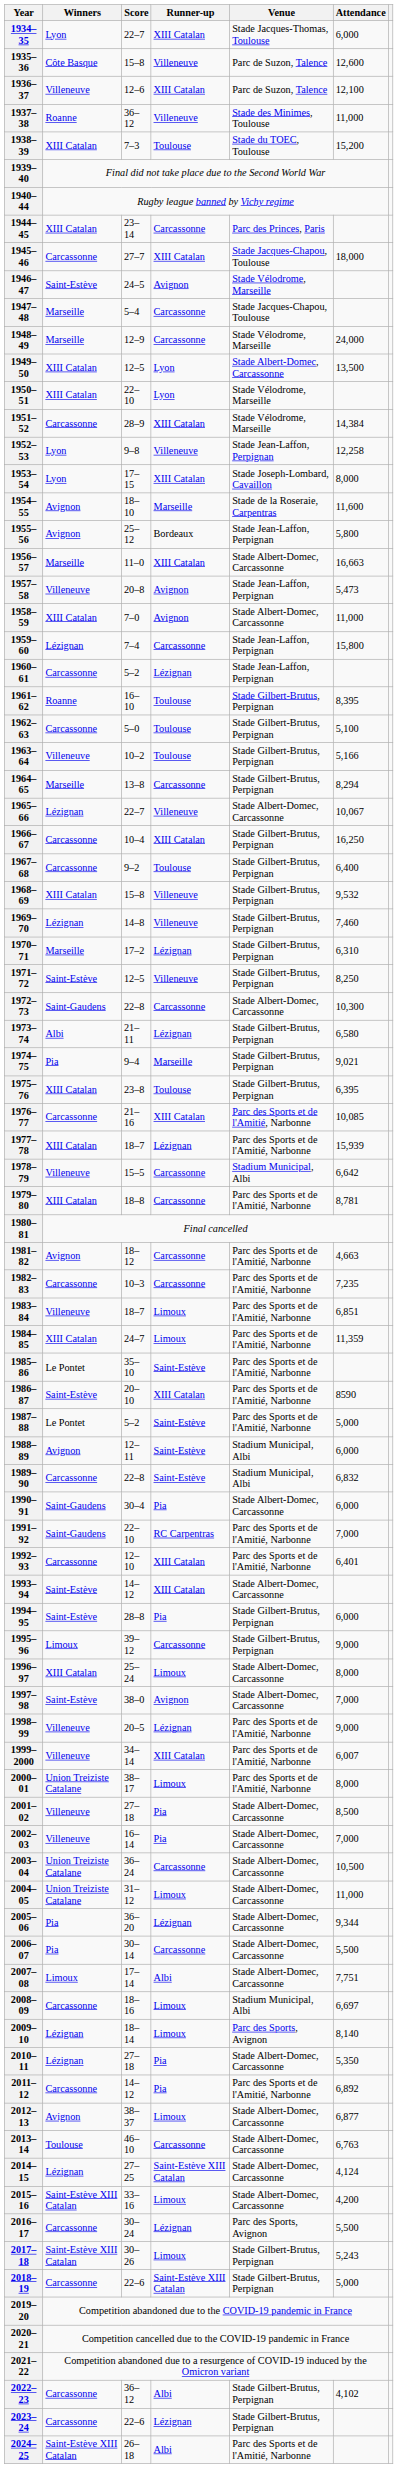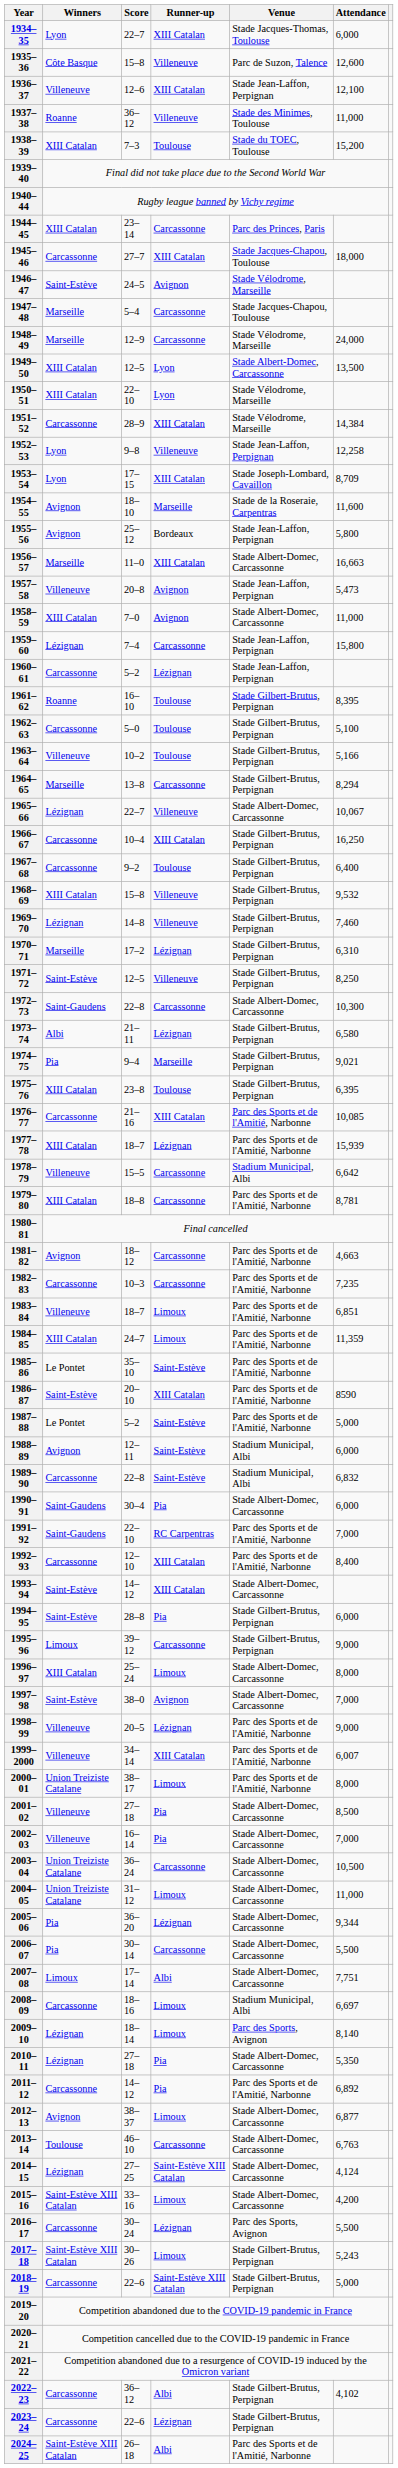(280, 90) Parc de Suzon, Talence -> (271, 90) Stade Jean-Laffon, Perpignan
(347, 479) 8,000 -> (347, 479) 8,709
(347, 1561) 6,401 -> (347, 1561) 8,400
